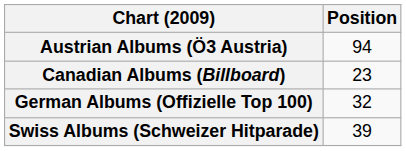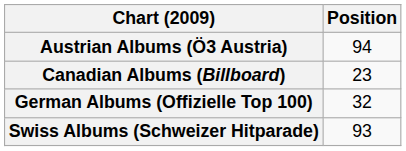(362, 131) 39 -> (362, 131) 93
